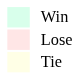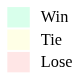rows swapped: (57, 39) <-> (51, 62)
